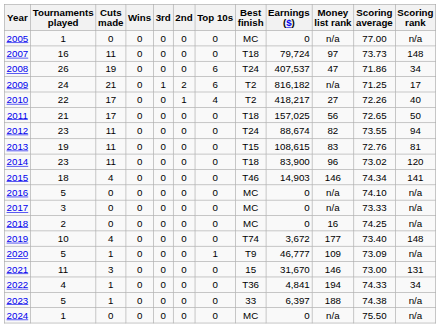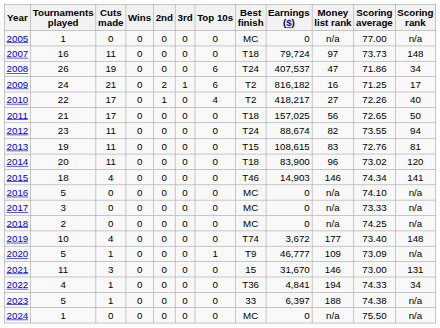columns swapped: (184, 18) <-> (163, 18)
(333, 85) n/a -> (333, 85) 16
(63, 162) 23 -> (63, 162) 20
(333, 223) 16 -> (333, 223) n/a
